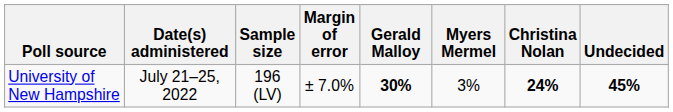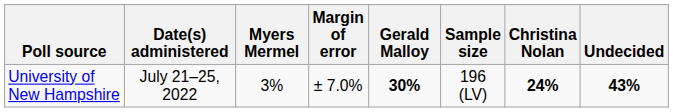columns swapped: (267, 43) <-> (469, 43)
(624, 86) 45% -> (624, 86) 43%
